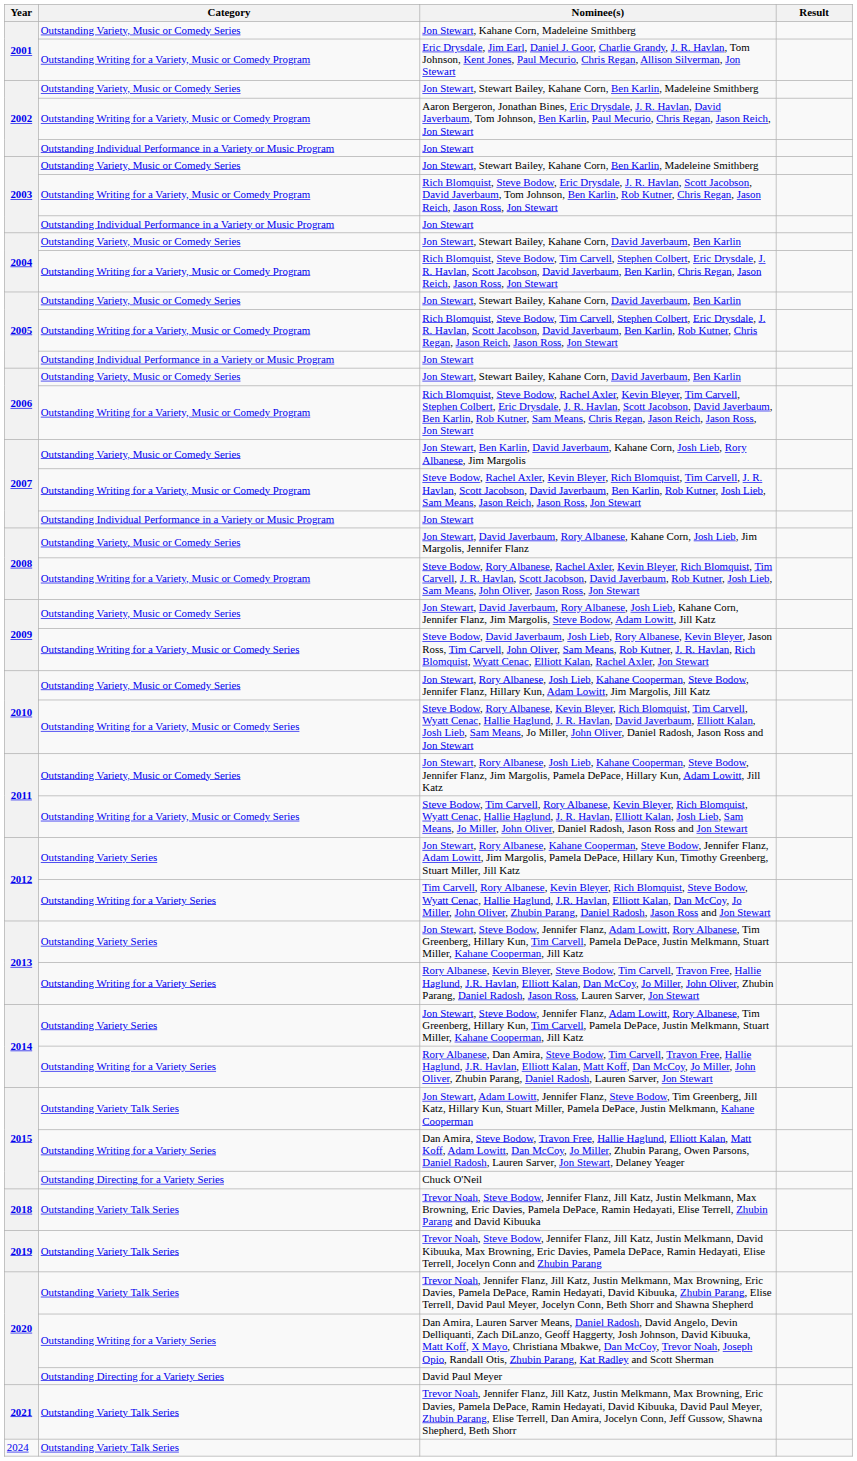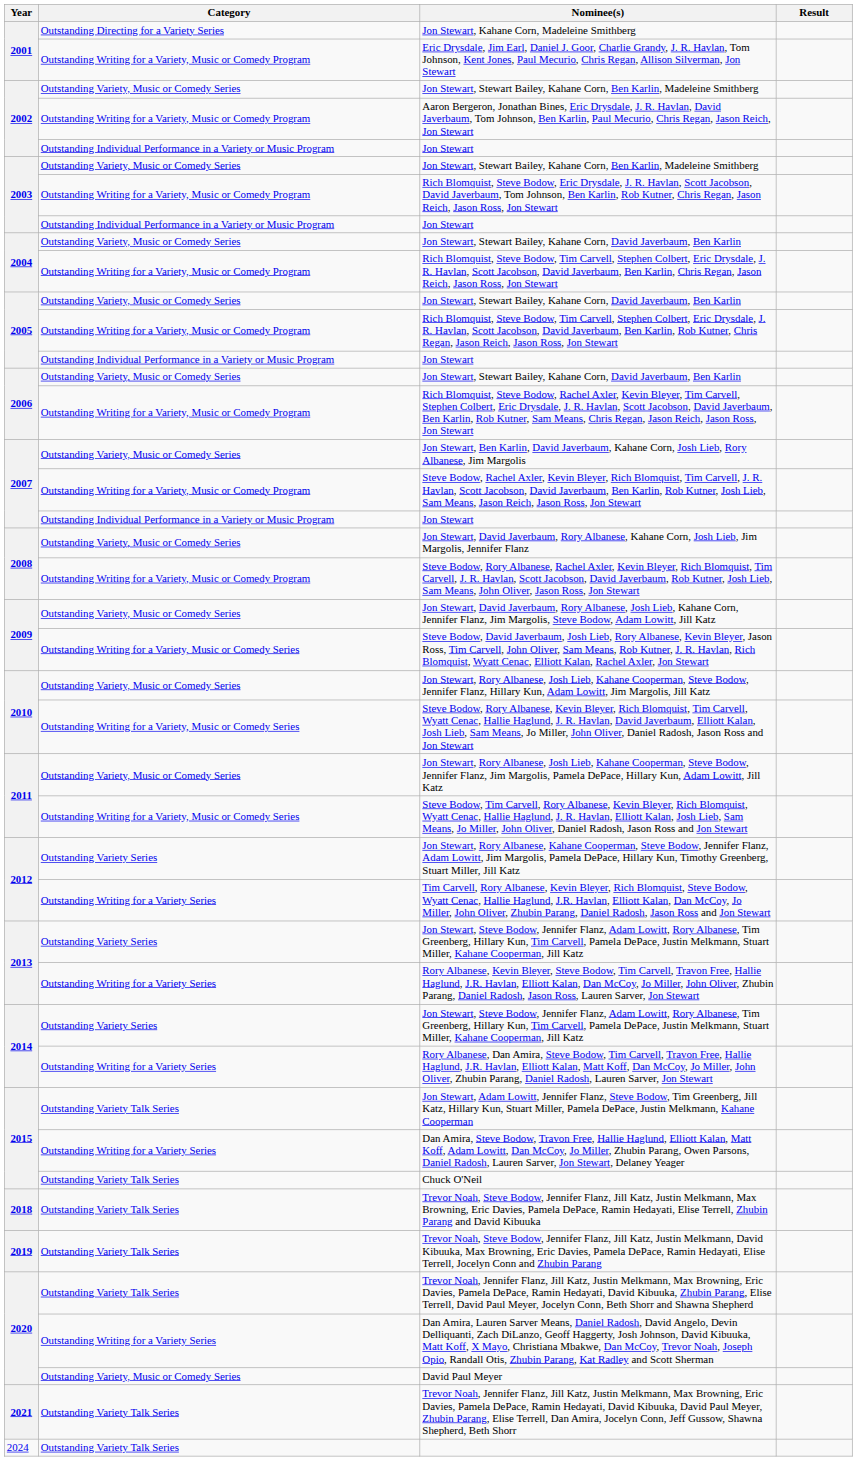(141, 30) Outstanding Variety, Music or Comedy Series -> (132, 30) Outstanding Directing for a Variety Series
(132, 1180) Outstanding Directing for a Variety Series -> (110, 1180) Outstanding Variety Talk Series
(132, 1376) Outstanding Directing for a Variety Series -> (141, 1376) Outstanding Variety, Music or Comedy Series
